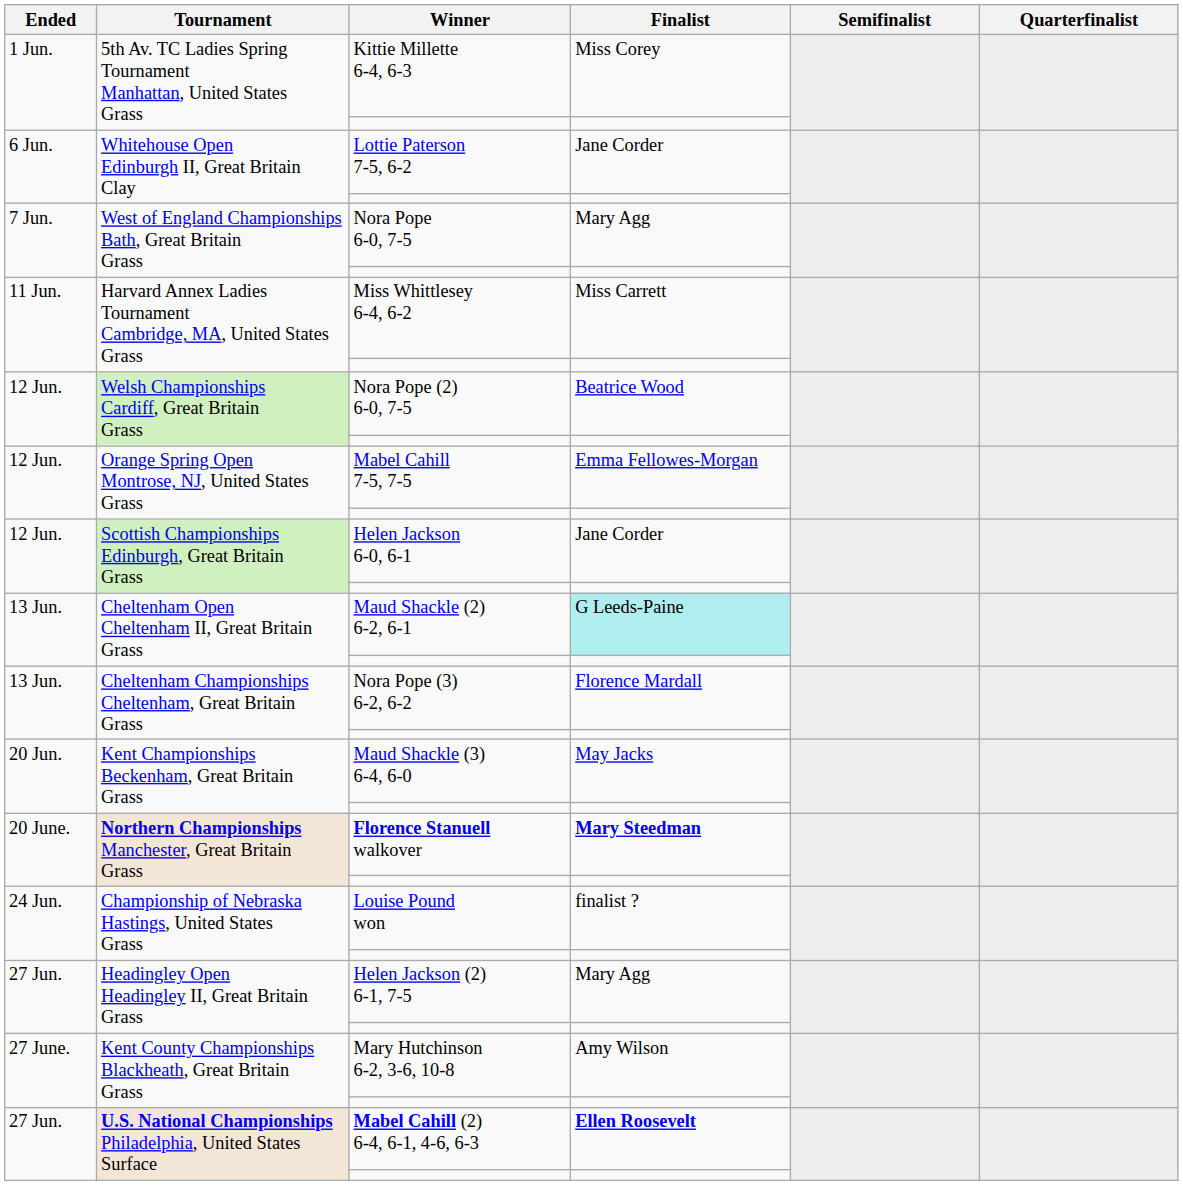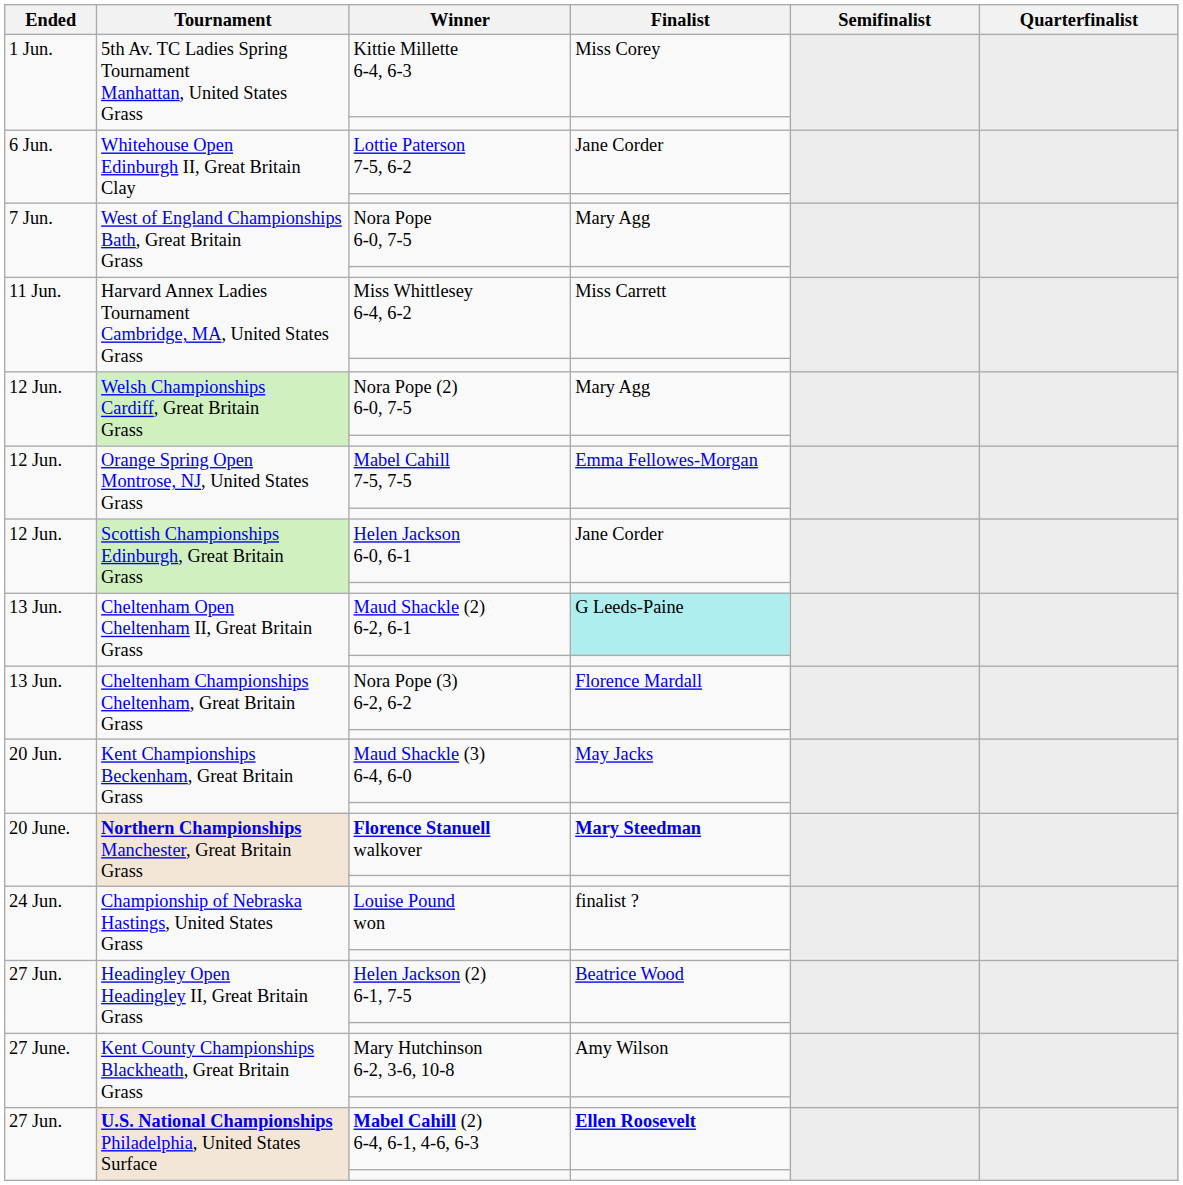(630, 386) Beatrice Wood -> (613, 386) Mary Agg
(613, 974) Mary Agg -> (630, 974) Beatrice Wood
